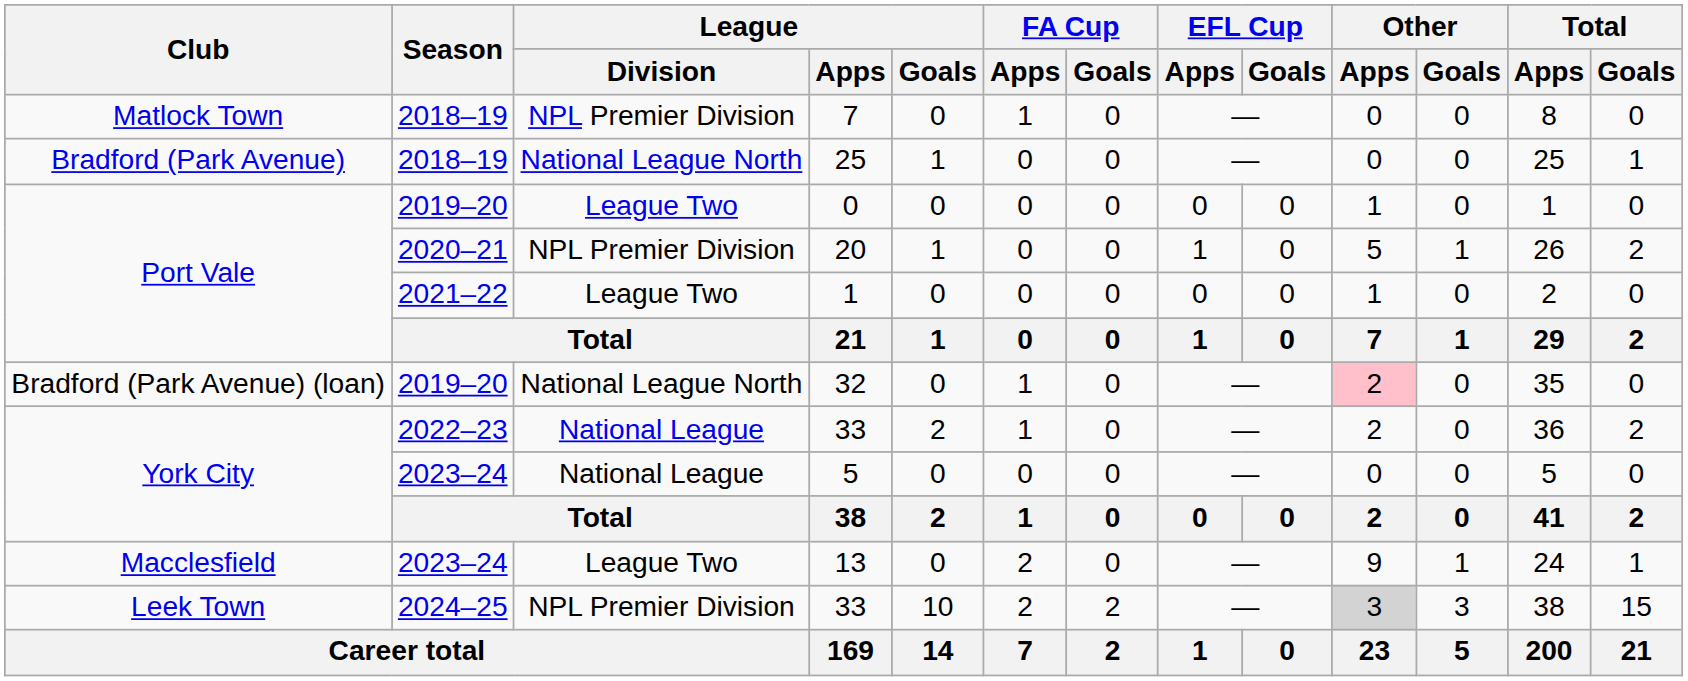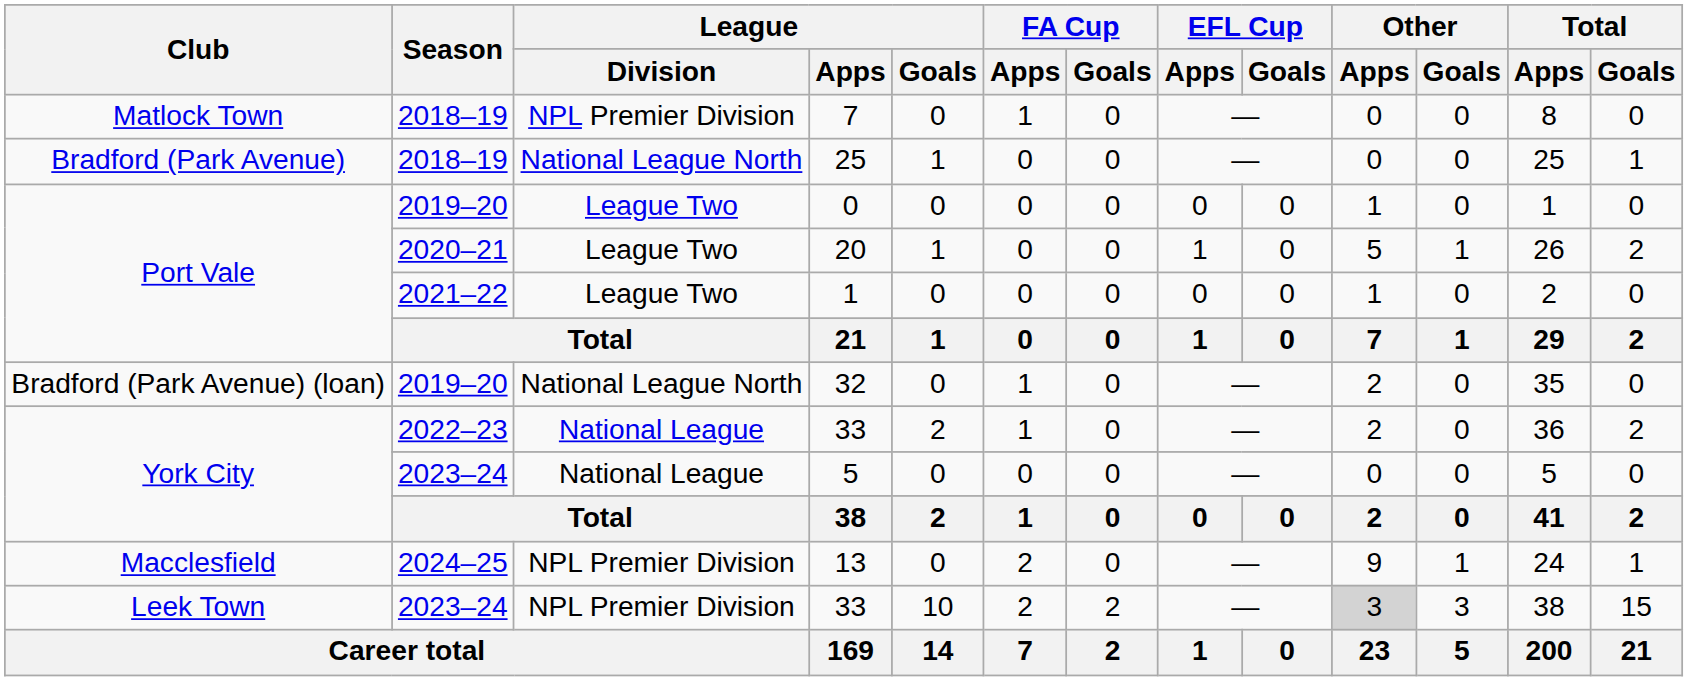(661, 250) NPL Premier Division -> (661, 250) League Two
(1374, 384) pink background -> (1374, 384) no background
(453, 562) 2023–24 -> (453, 562) 2024–25
(661, 562) League Two -> (661, 562) NPL Premier Division
(453, 607) 2024–25 -> (453, 607) 2023–24
